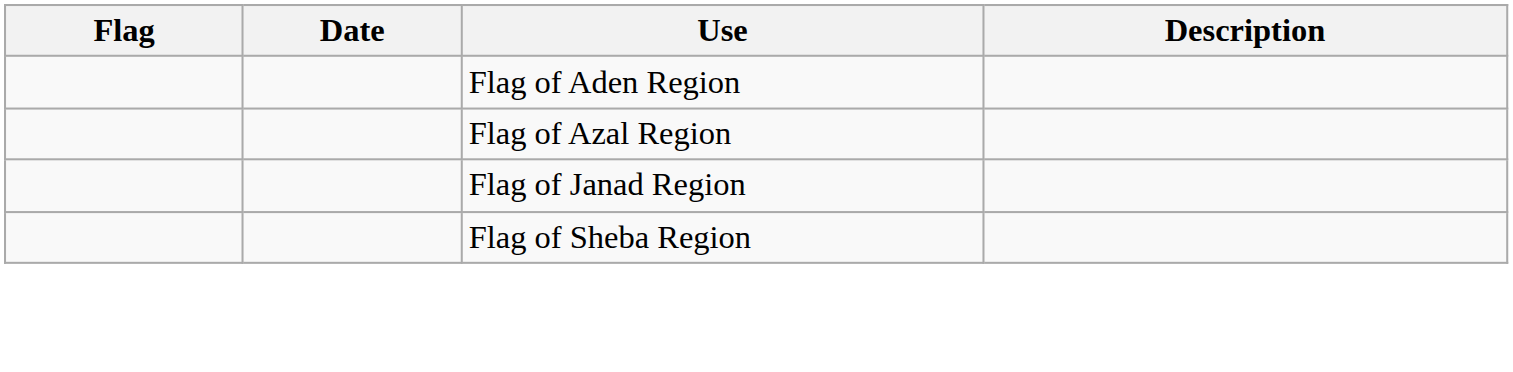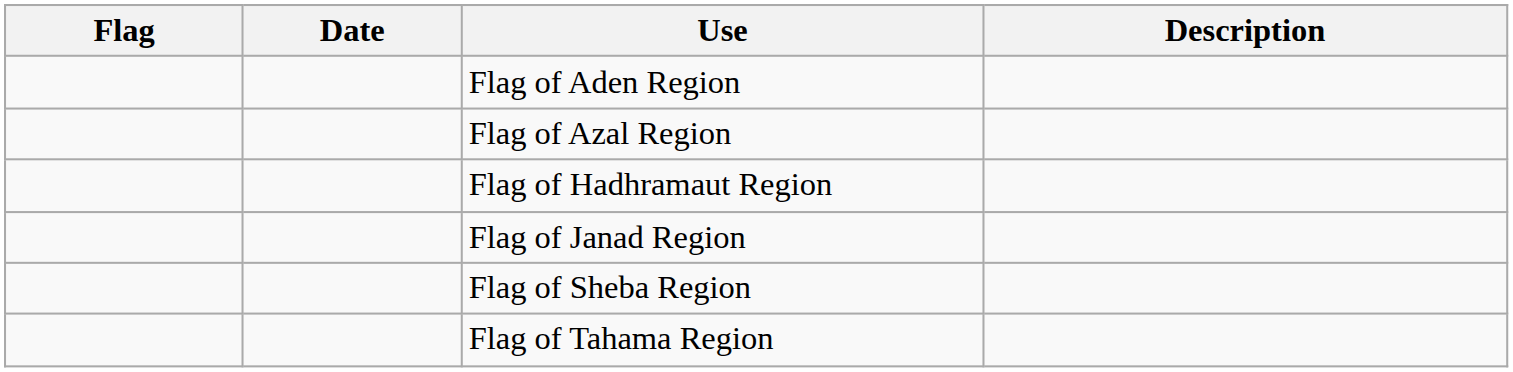+ row: (651, 184)
+ row: (621, 339)
